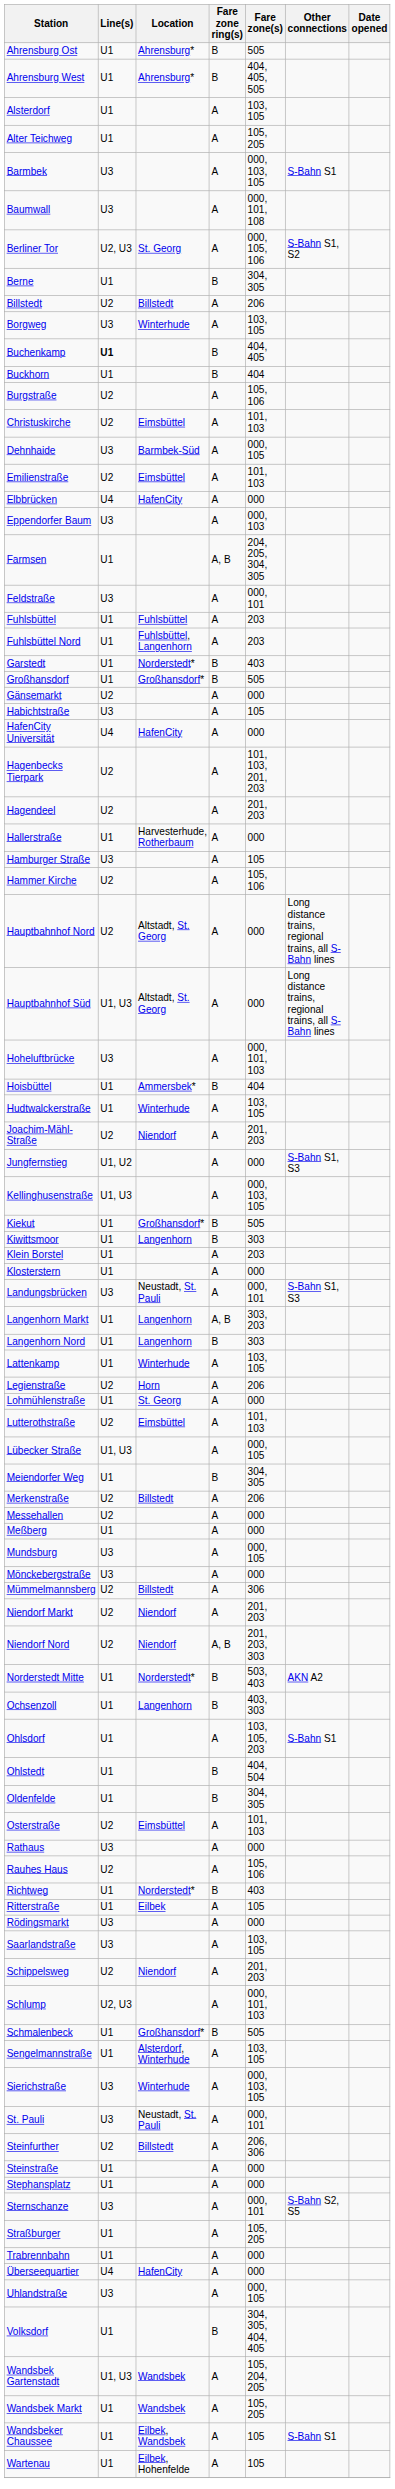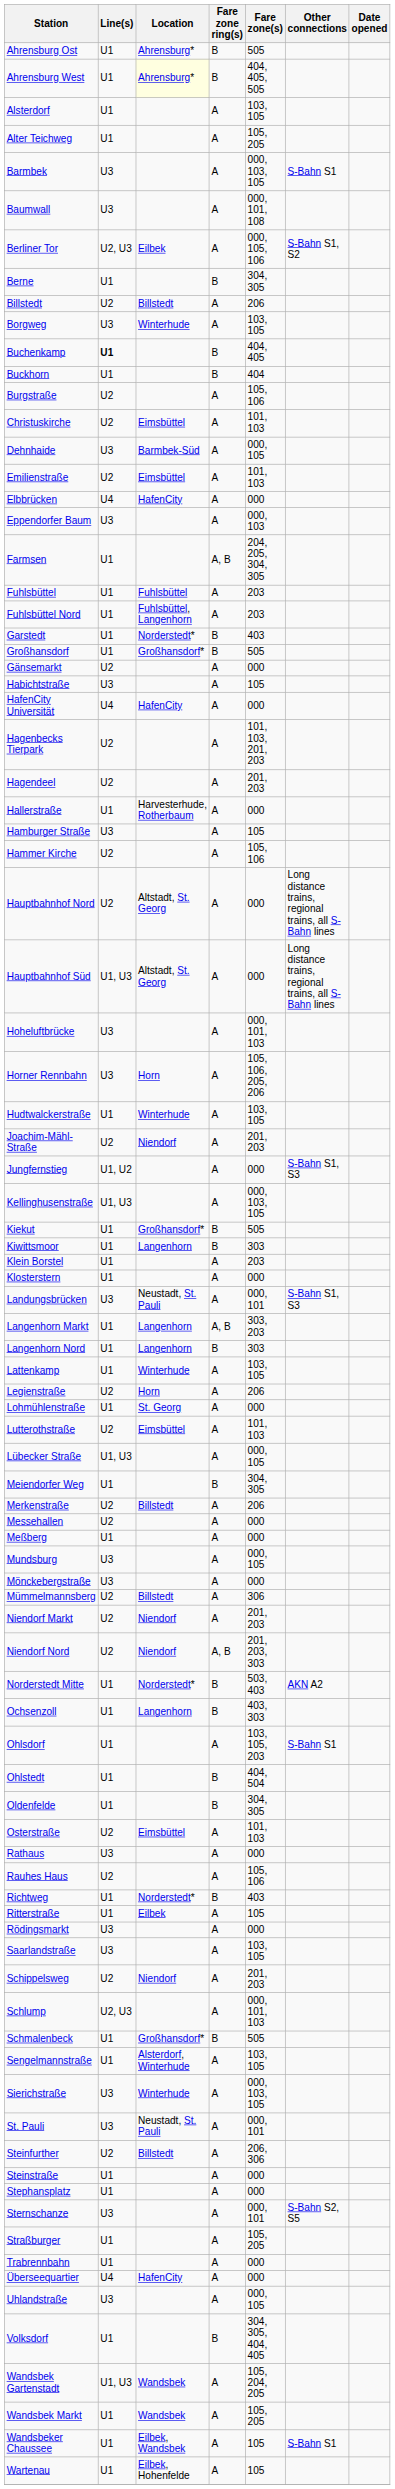(166, 78) no background -> (166, 78) lightyellow background
(160, 249) St. Georg -> (152, 249) Eilbek
- row: (31, 598)
- row: (29, 1086)
+ row: (47, 1076)
